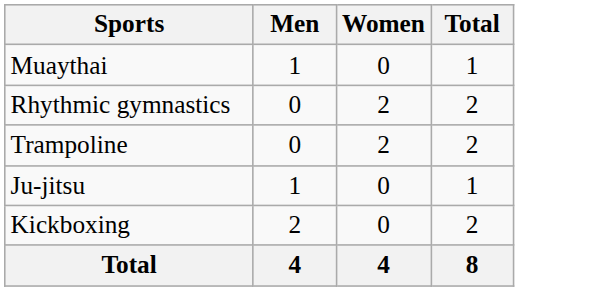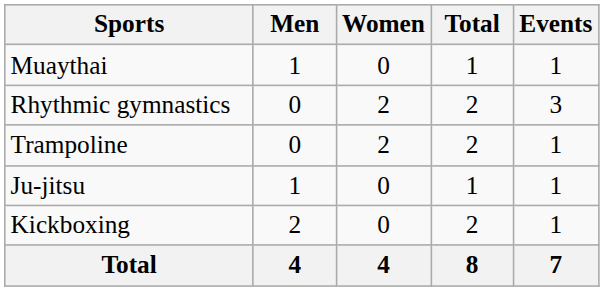+ column: (556, 24)
